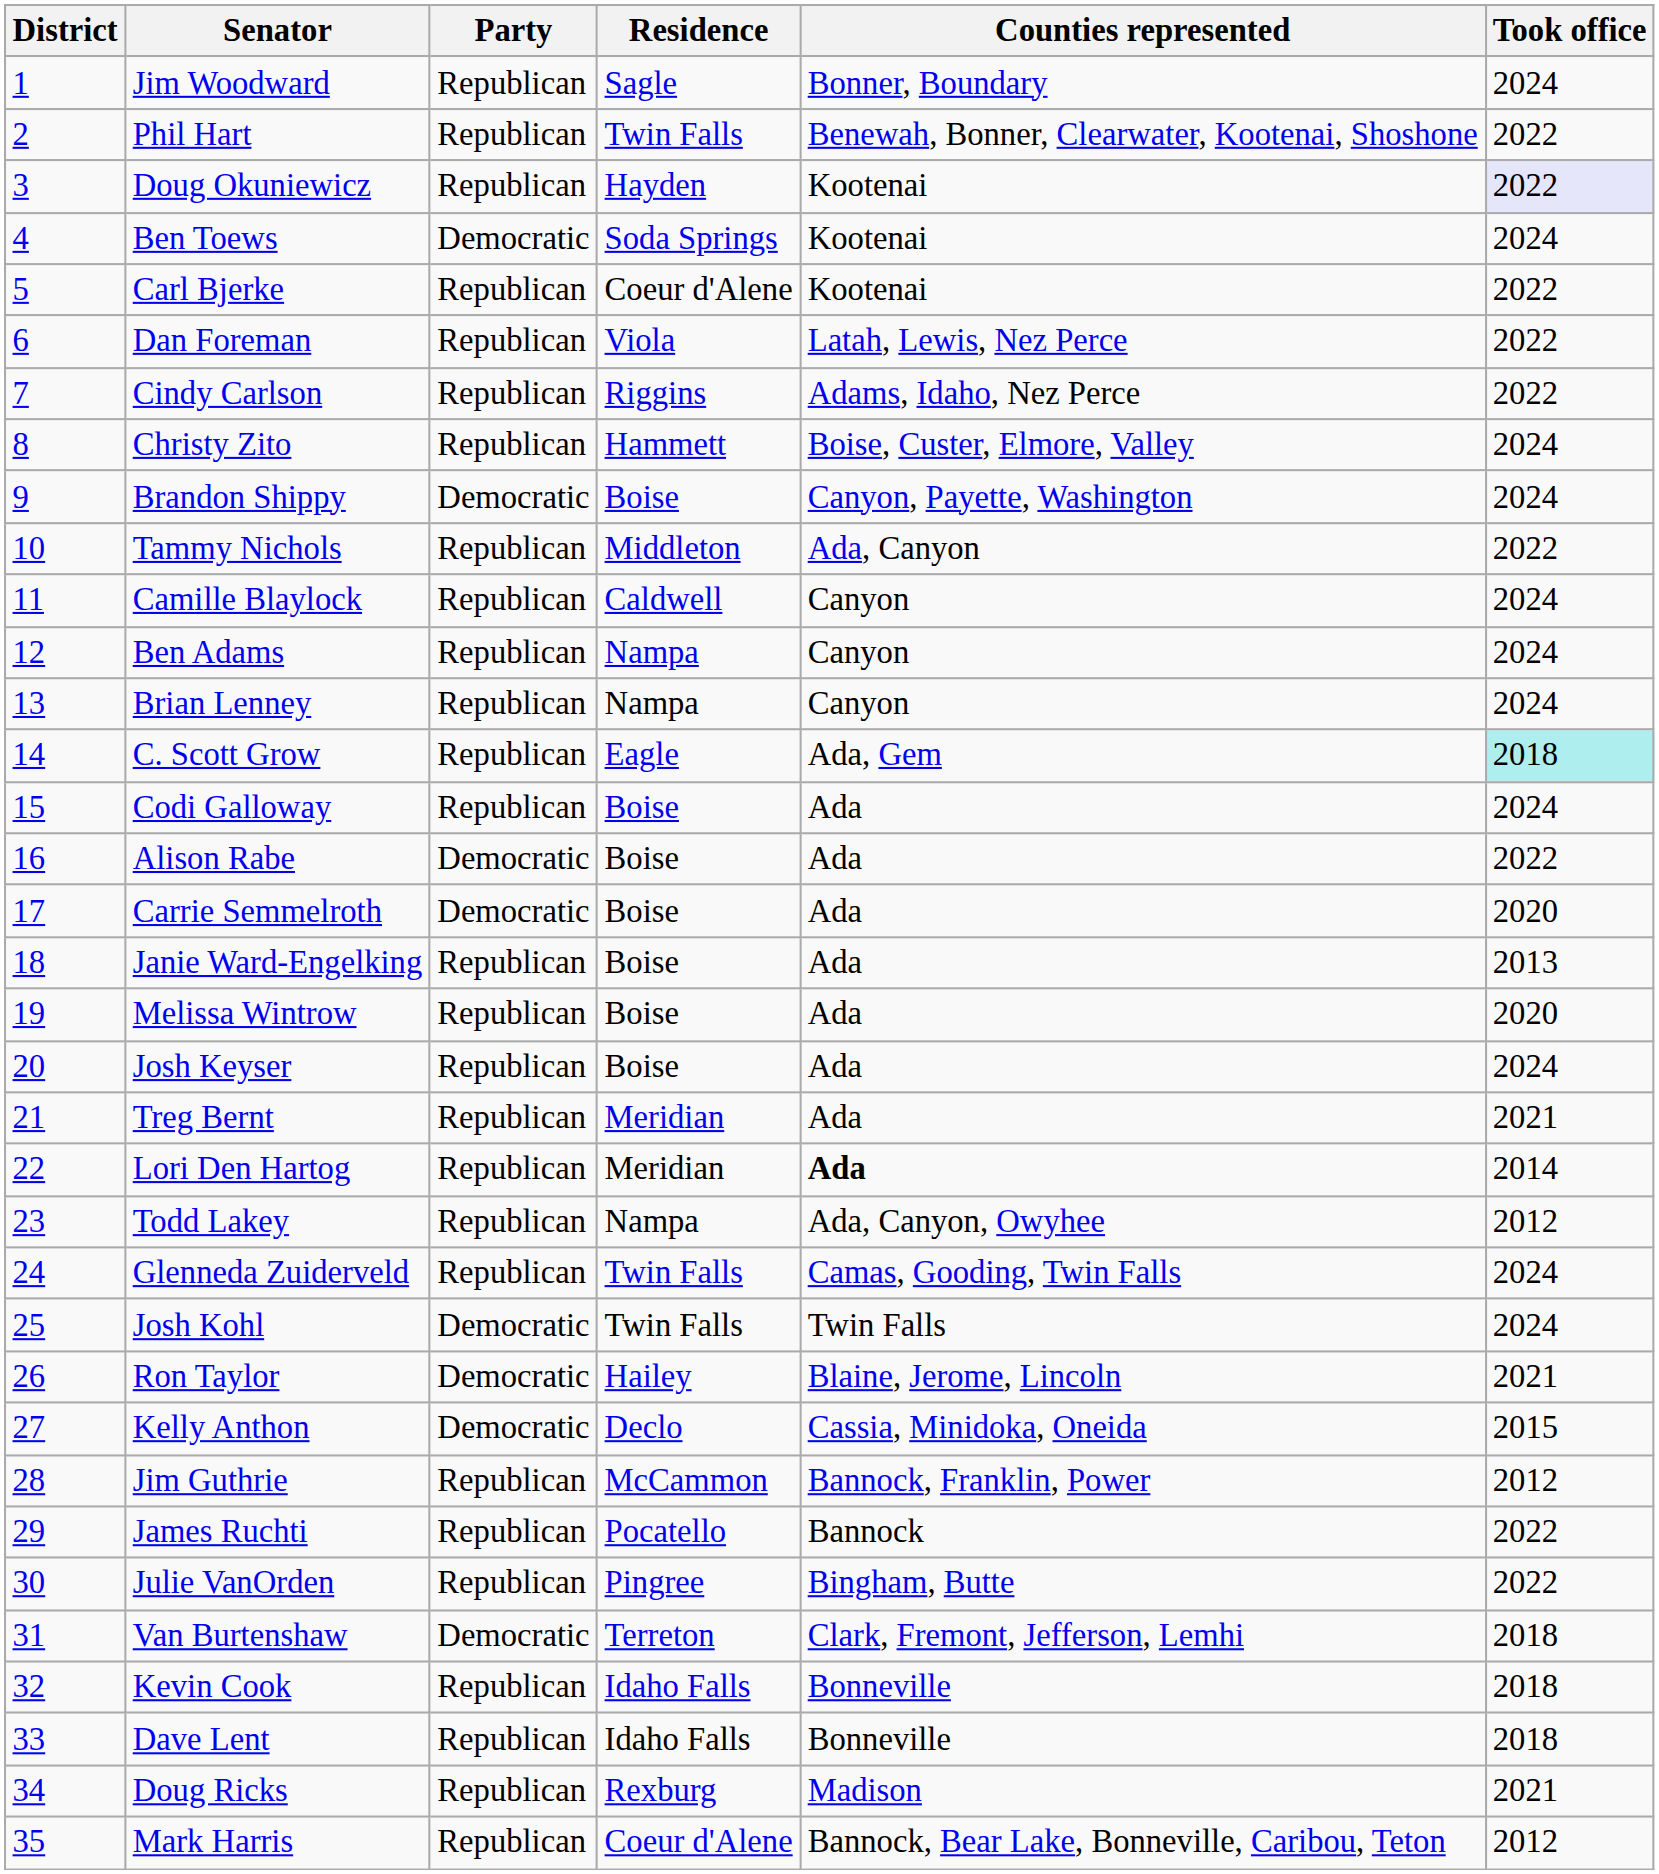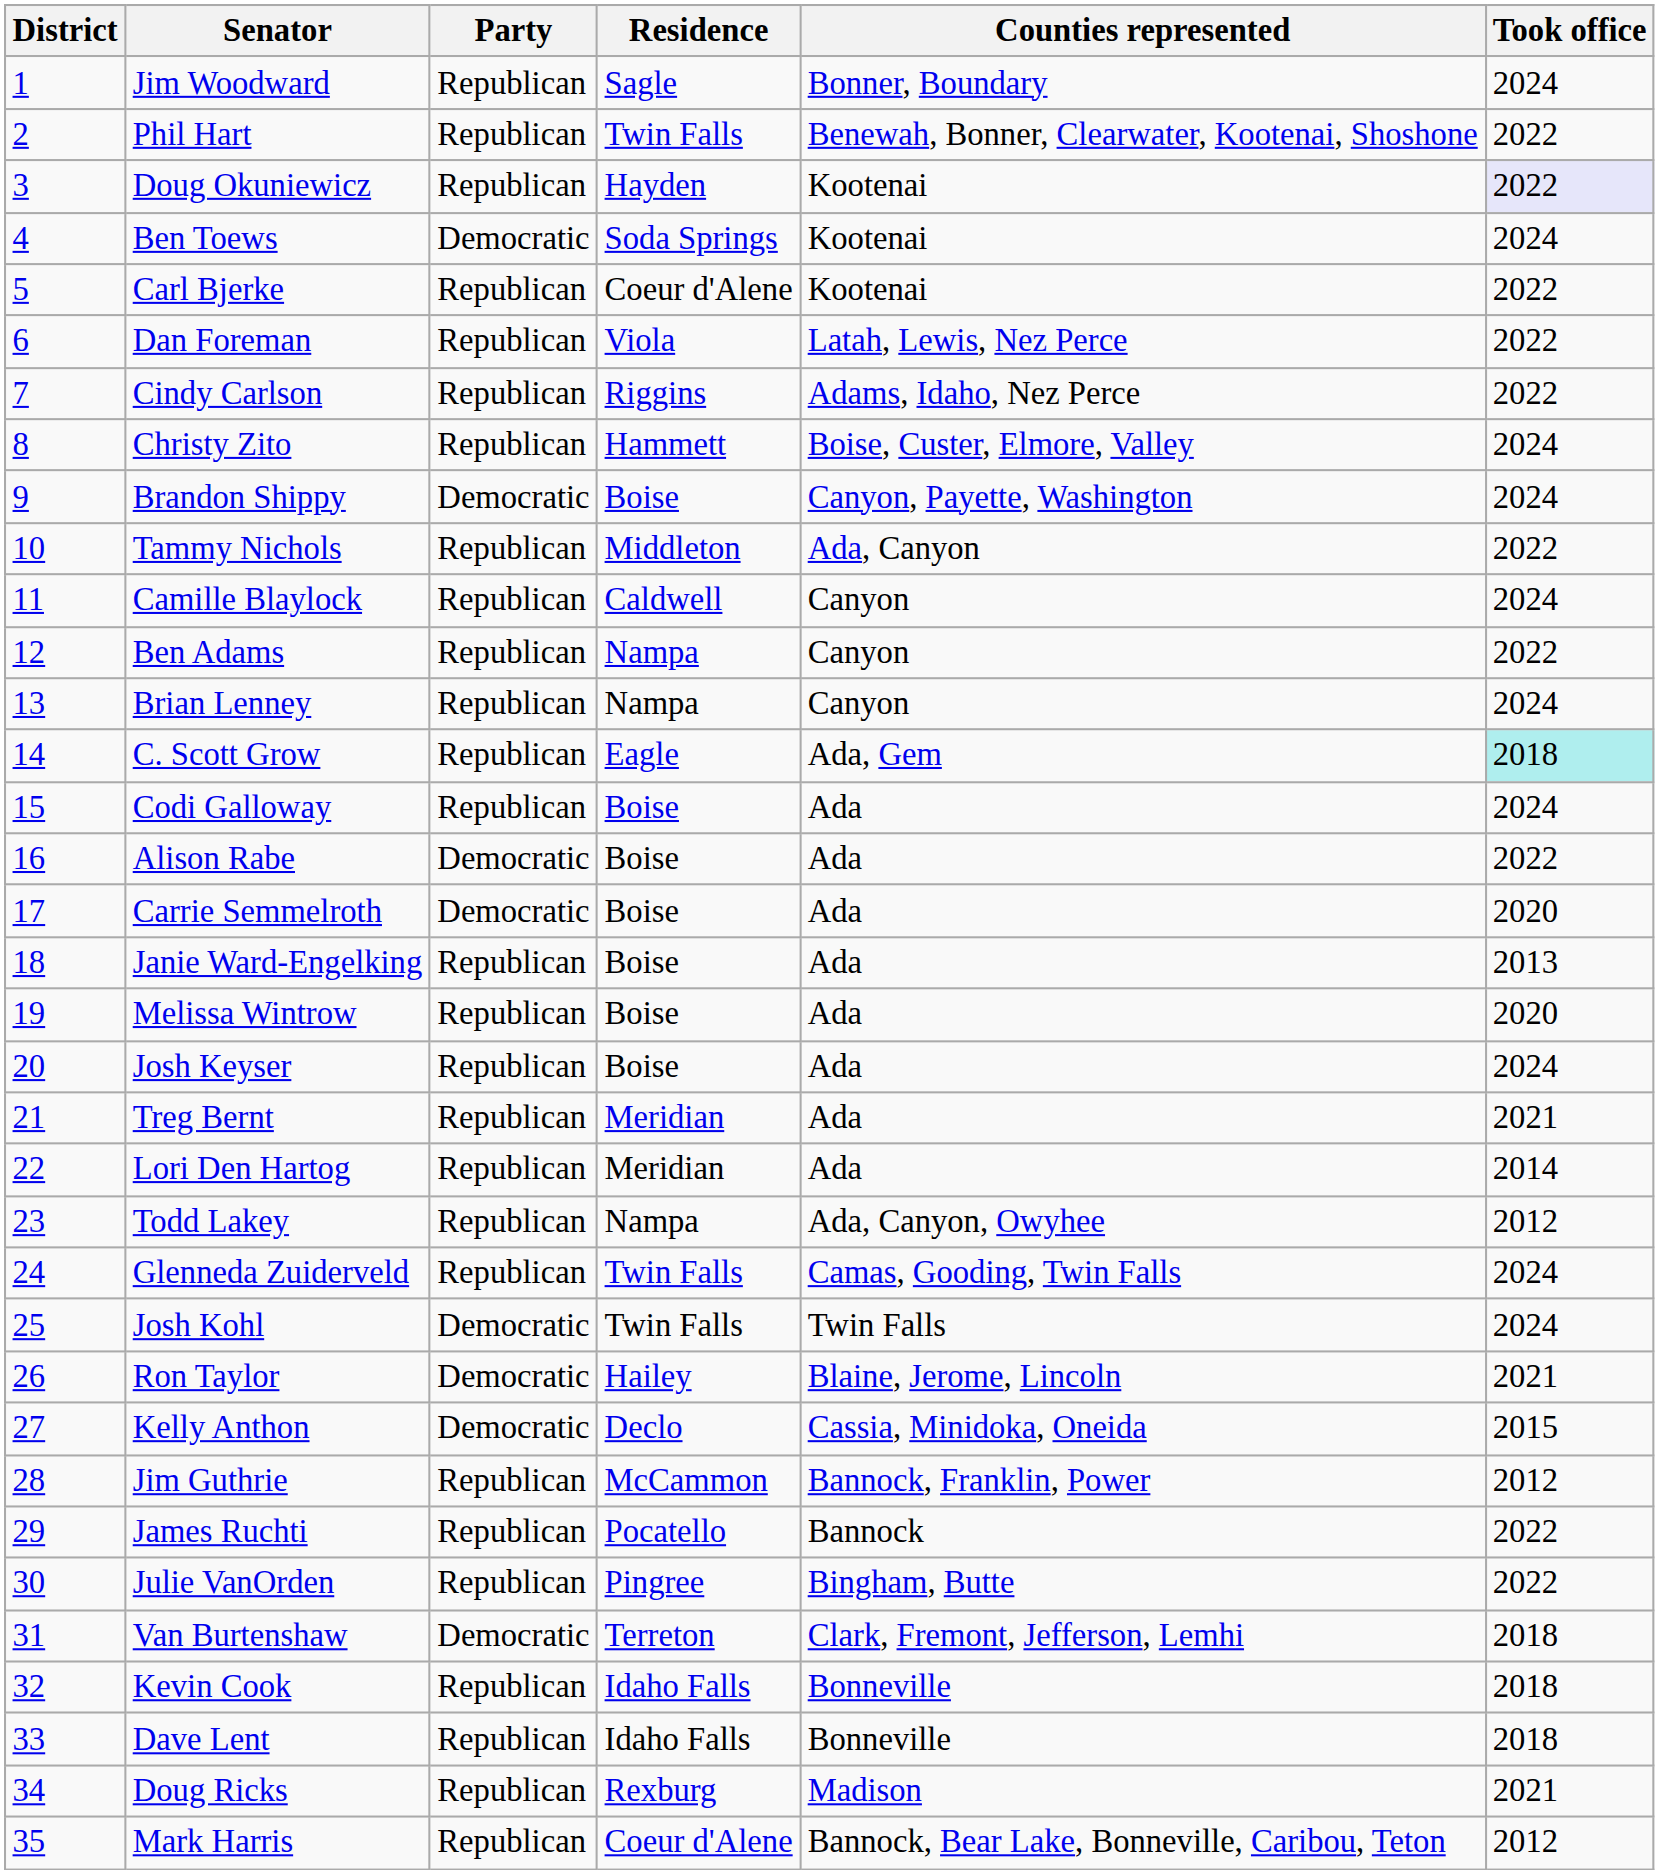(1525, 651) 2024 -> (1525, 651) 2022
(837, 1169) bold -> (835, 1169) normal
